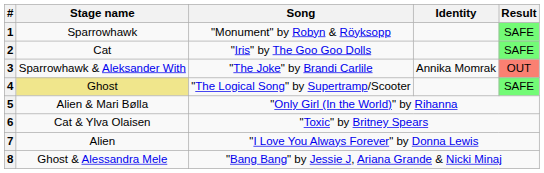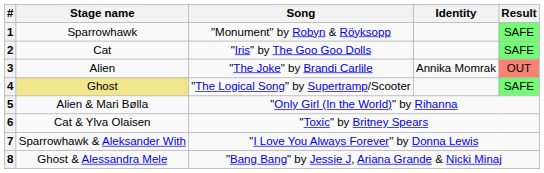(102, 68) Sparrowhawk & Aleksander With -> (102, 68) Alien
(102, 141) Alien -> (102, 141) Sparrowhawk & Aleksander With
